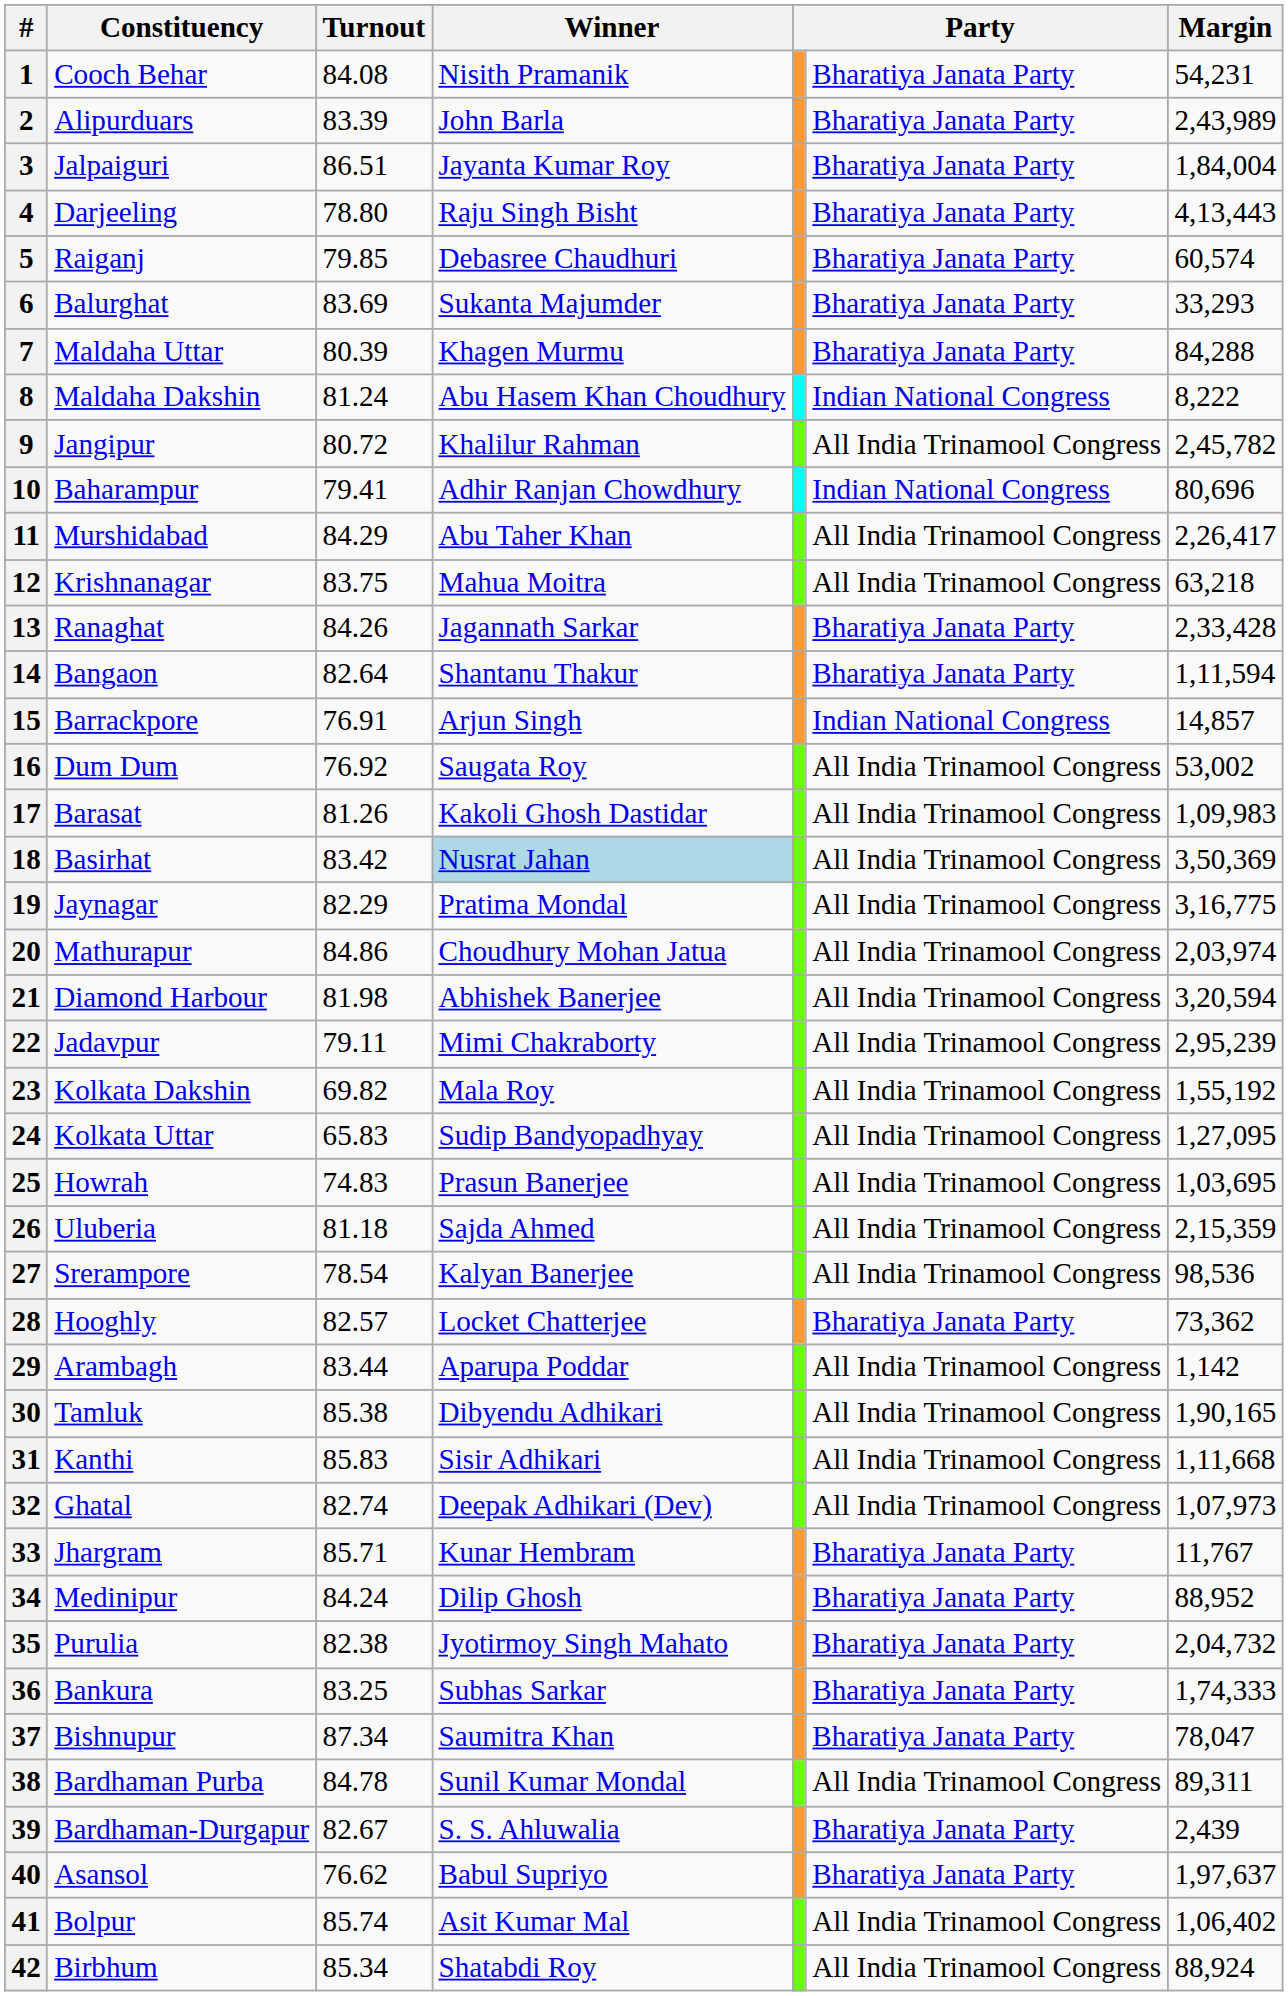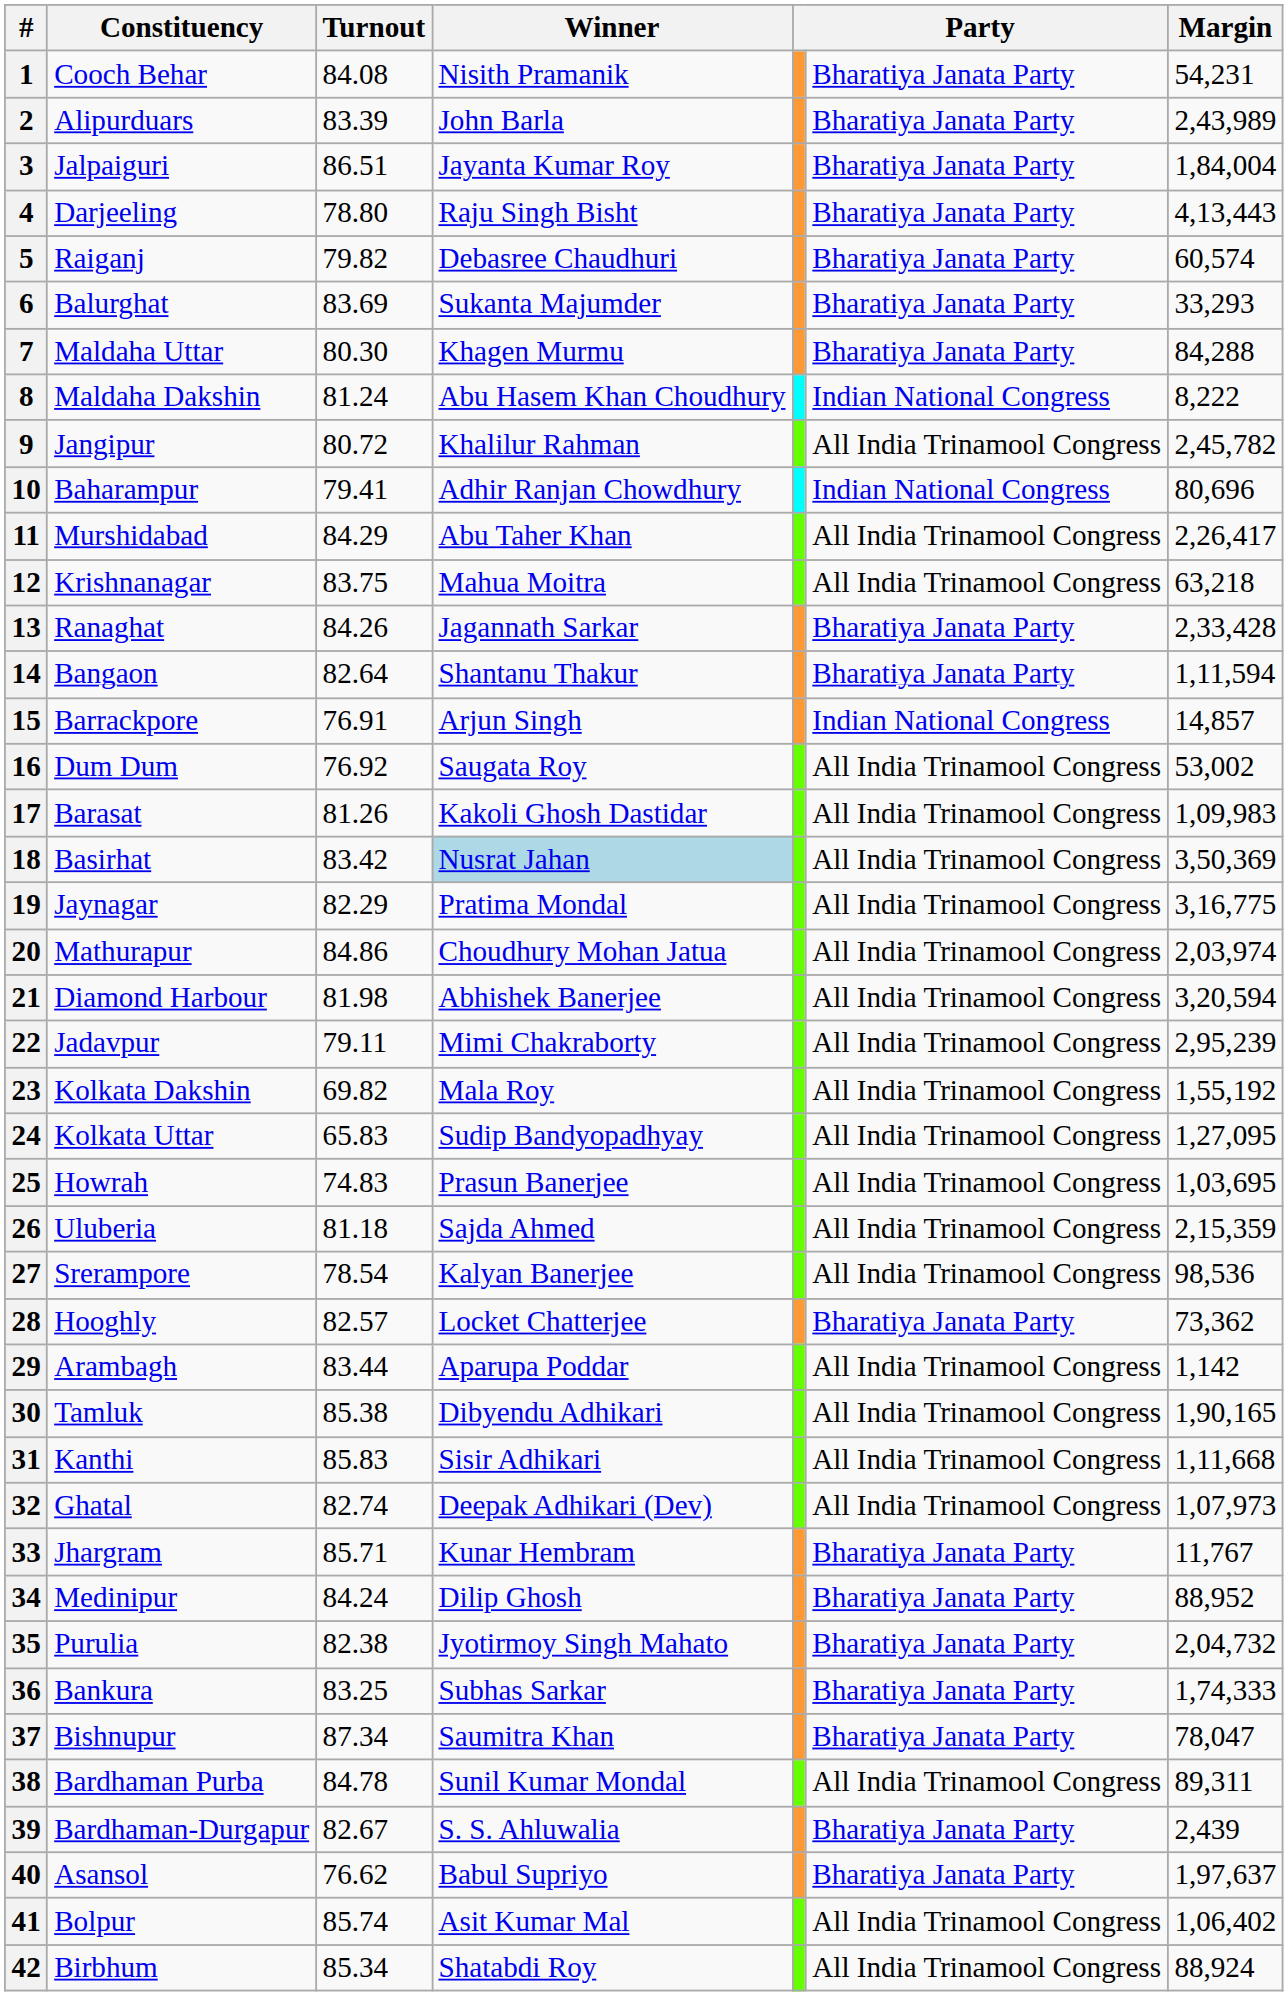(355, 258) 79.85 -> (355, 258) 79.82
(355, 350) 80.39 -> (355, 350) 80.30
